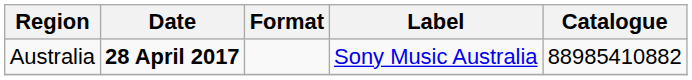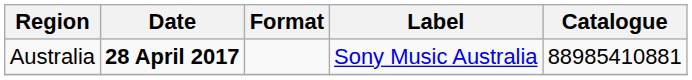(615, 56) 88985410882 -> (615, 56) 88985410881
